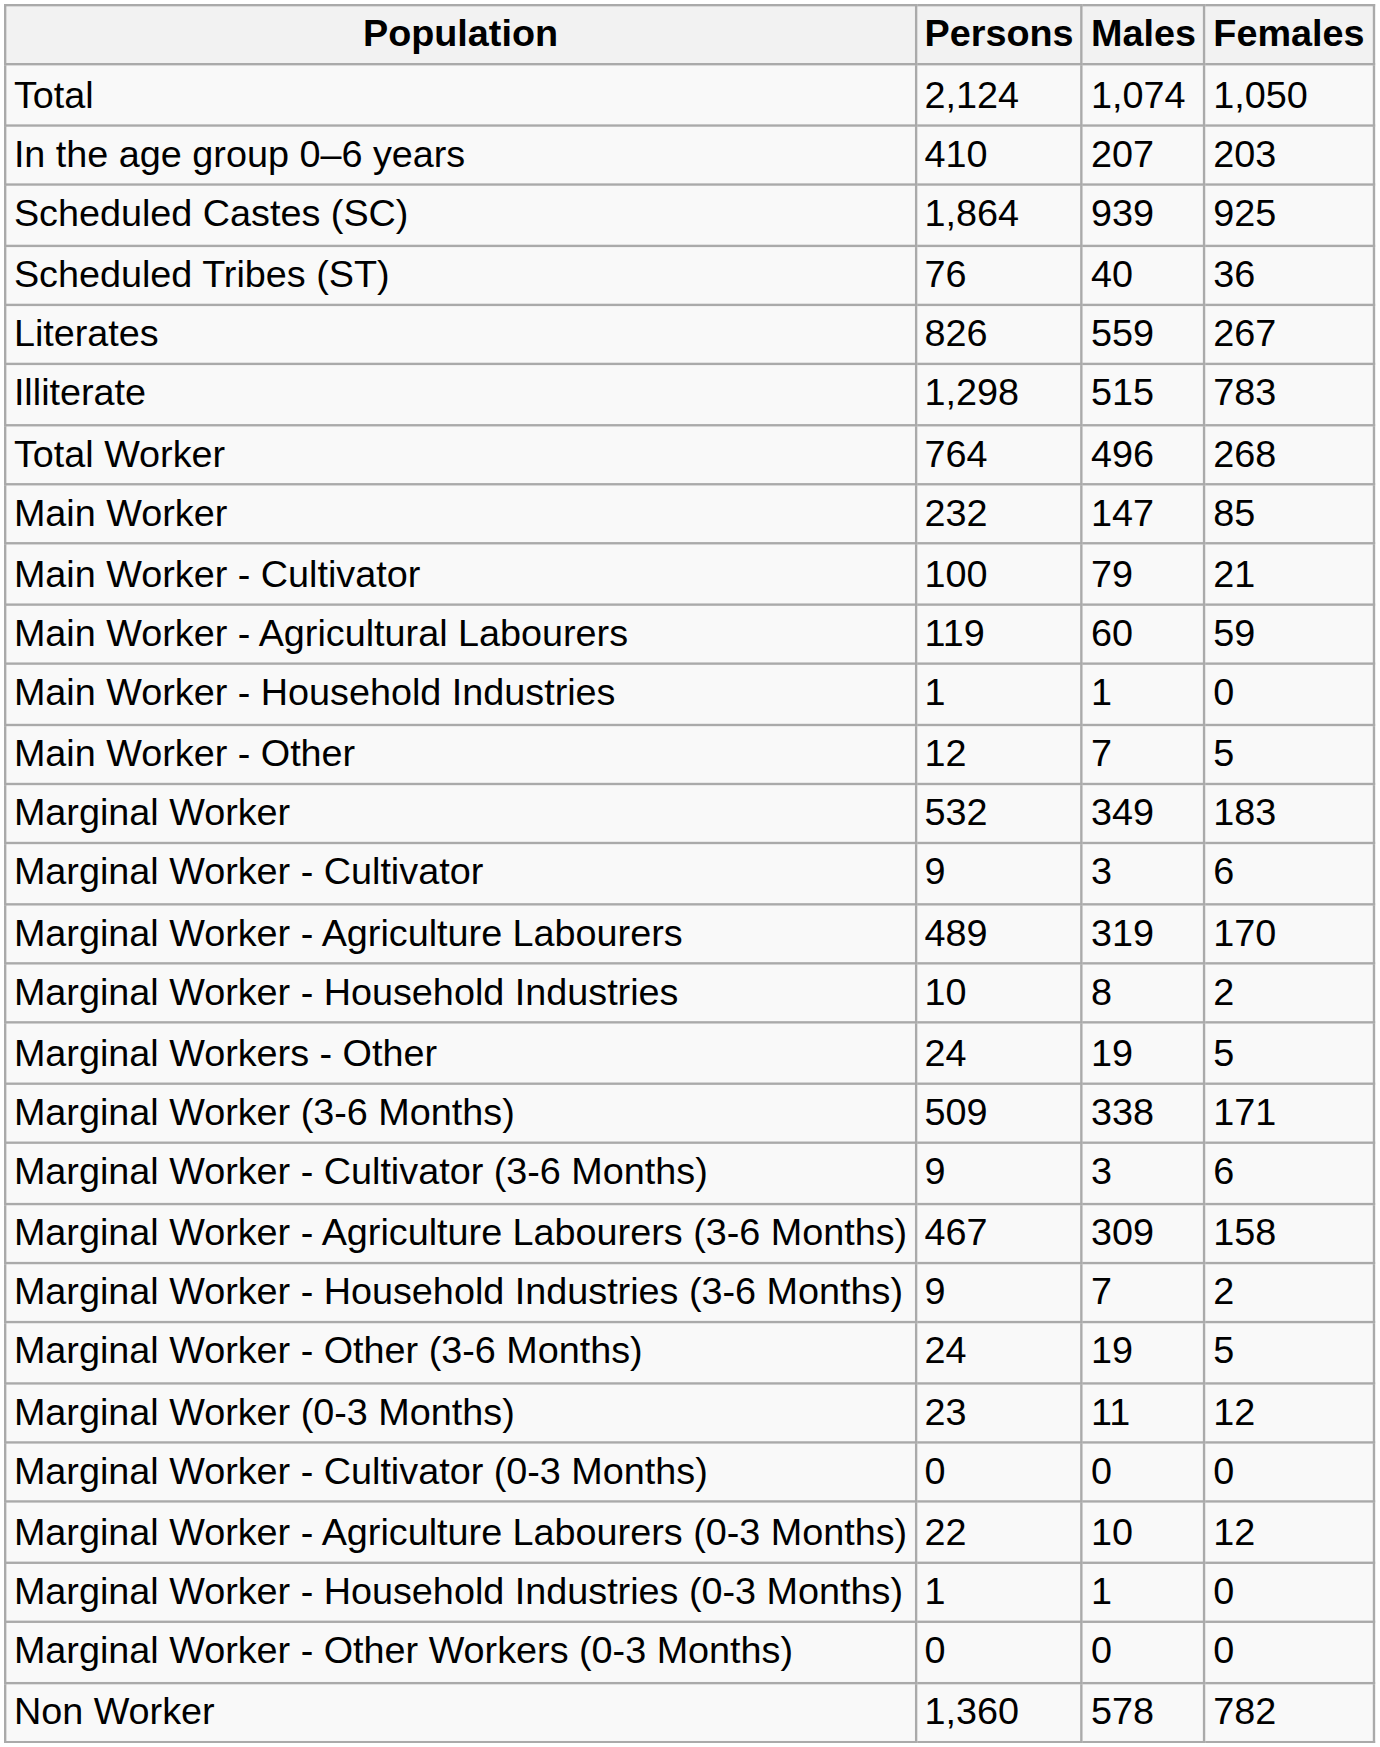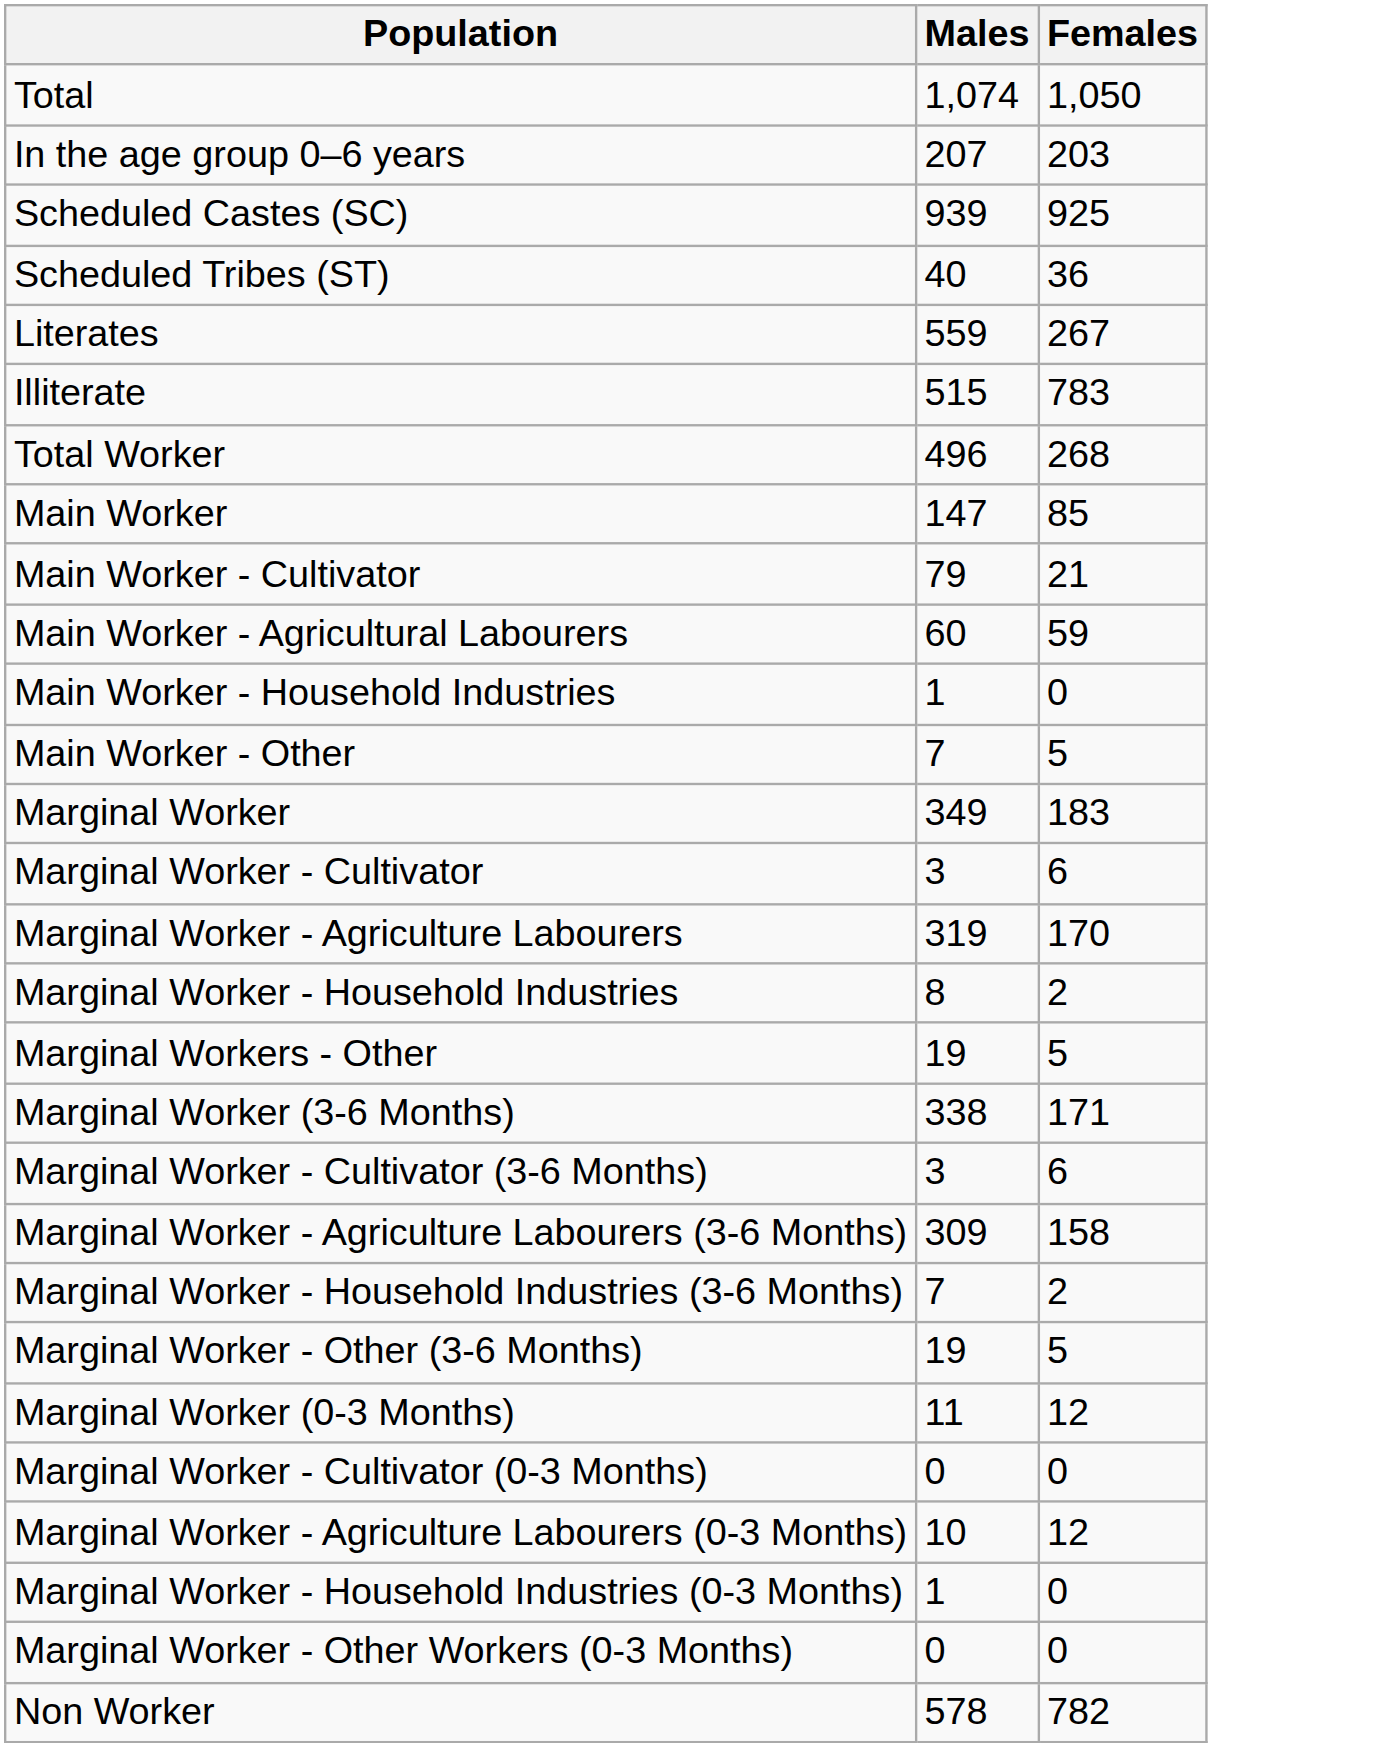- column: (999, 34)
